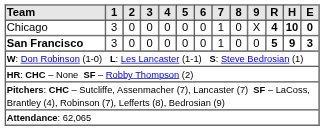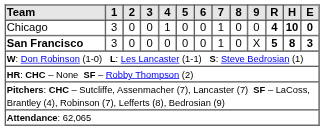(167, 27) 0 -> (167, 27) 1
(256, 27) X -> (256, 27) 0
(256, 43) 0 -> (256, 43) X
(292, 43) 9 -> (292, 43) 8
